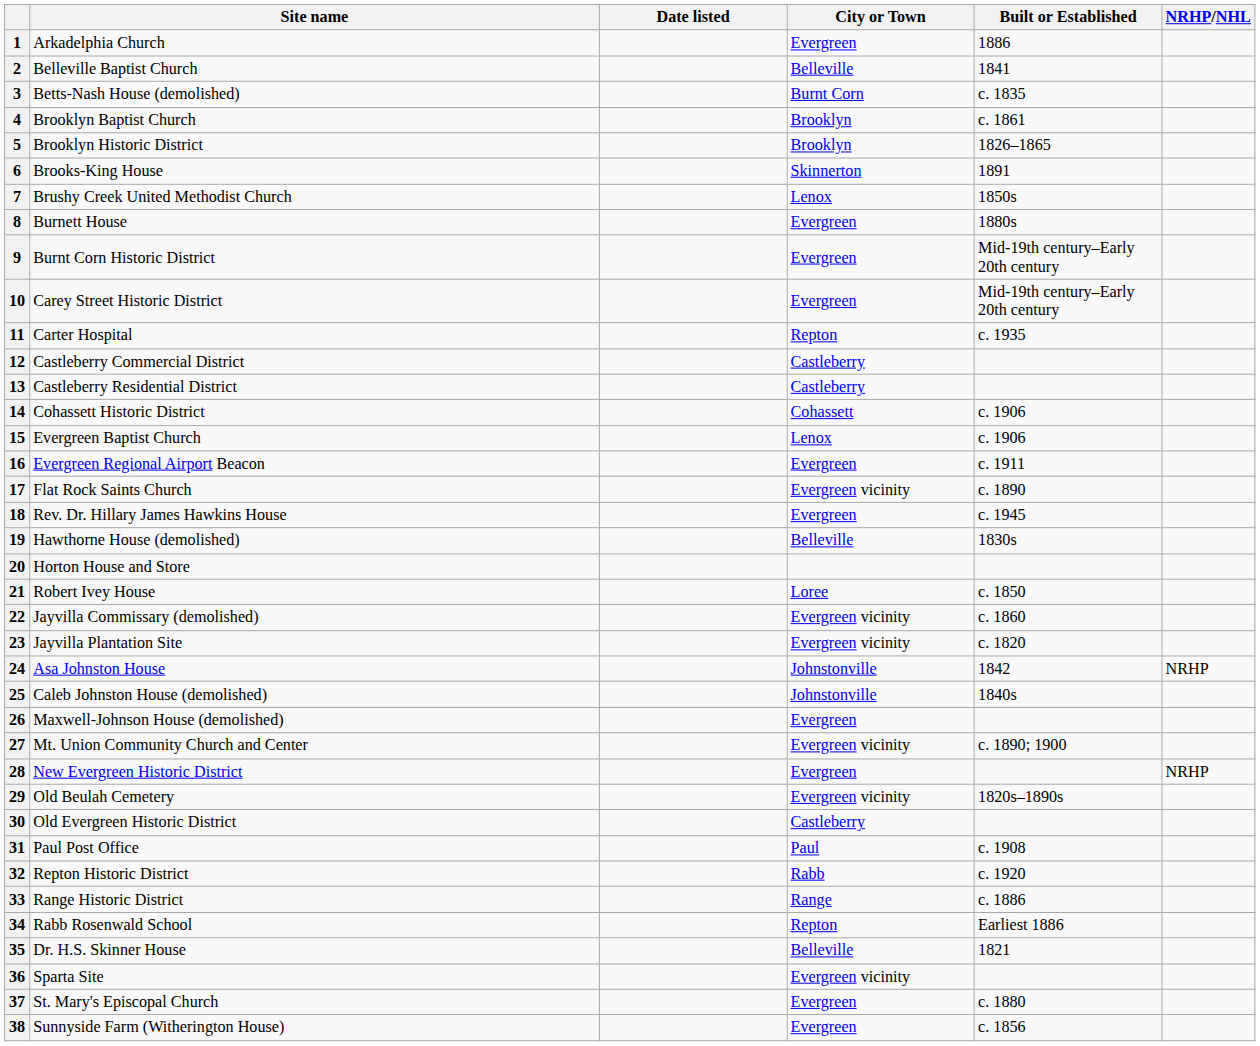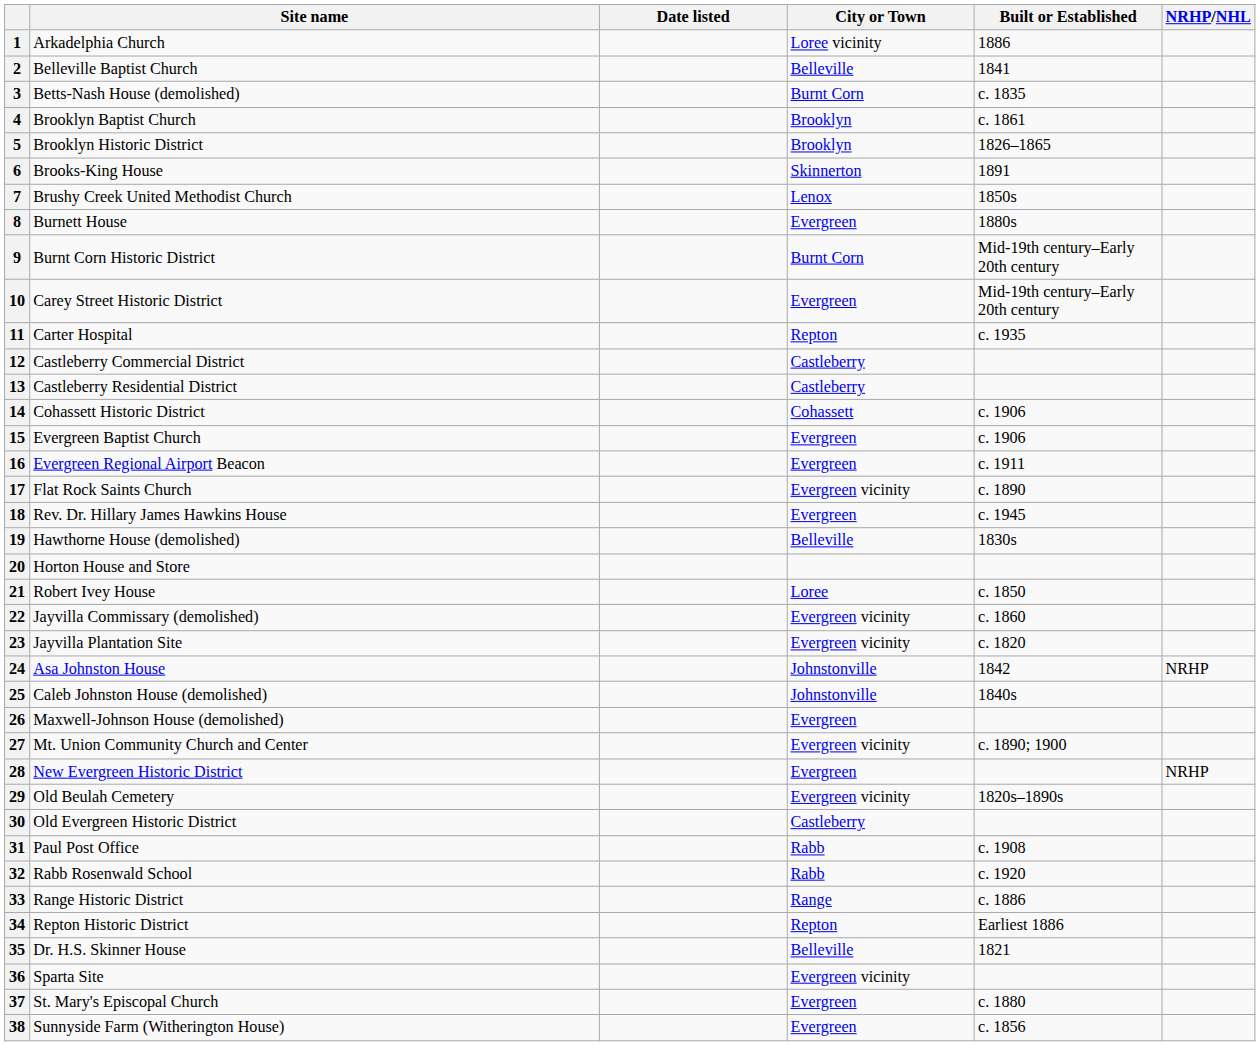(824, 42) Evergreen -> (836, 42) Loree vicinity
(824, 257) Evergreen -> (827, 257) Burnt Corn
(811, 438) Lenox -> (824, 438) Evergreen
(805, 848) Paul -> (808, 848) Rabb
(111, 873) Repton Historic District -> (113, 873) Rabb Rosenwald School
(113, 925) Rabb Rosenwald School -> (111, 925) Repton Historic District
